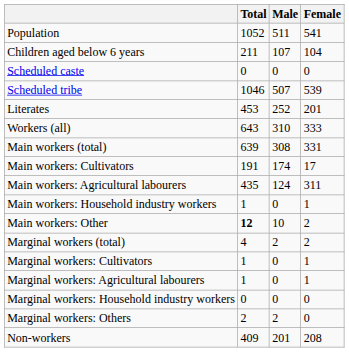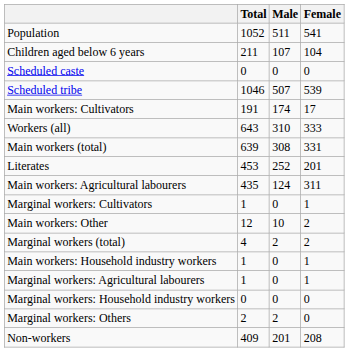rows swapped: (28, 109) <-> (70, 166)
rows swapped: (112, 204) <-> (80, 261)
(246, 223) bold -> (246, 223) normal
